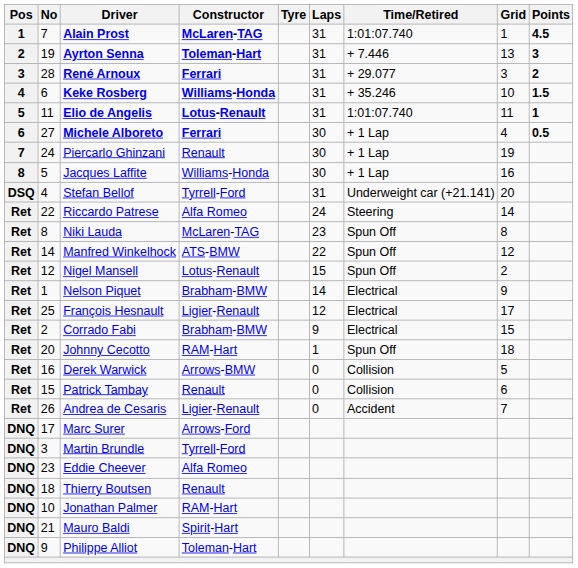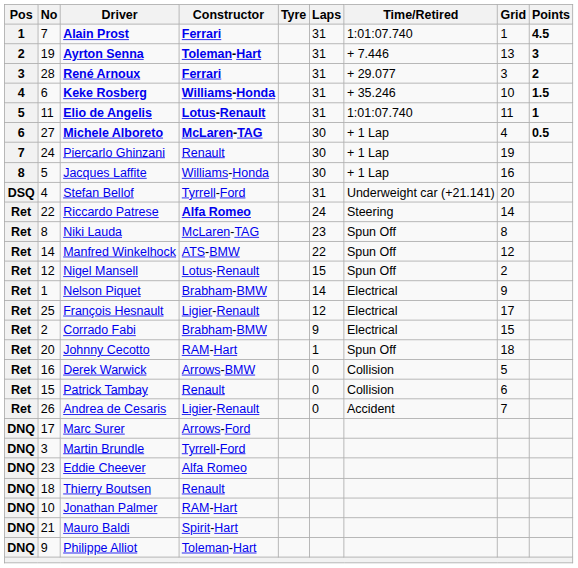(222, 34) McLaren-TAG -> (202, 34) Ferrari
(202, 133) Ferrari -> (222, 133) McLaren-TAG
(214, 212) normal -> (216, 212) bold
